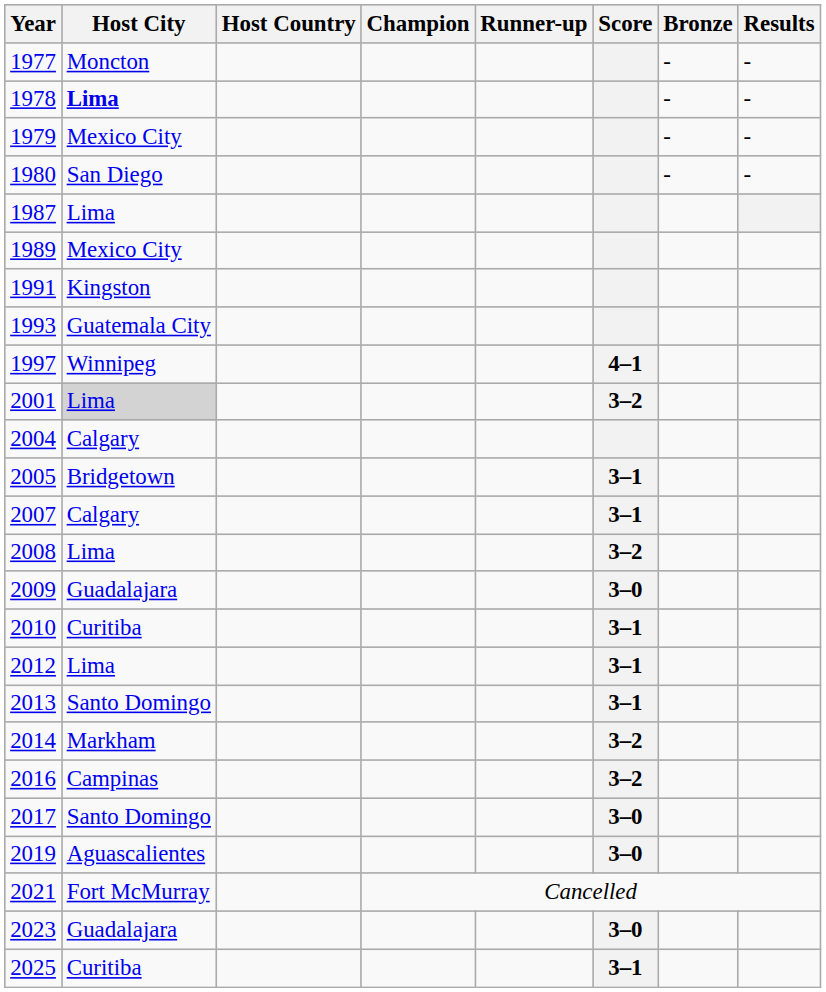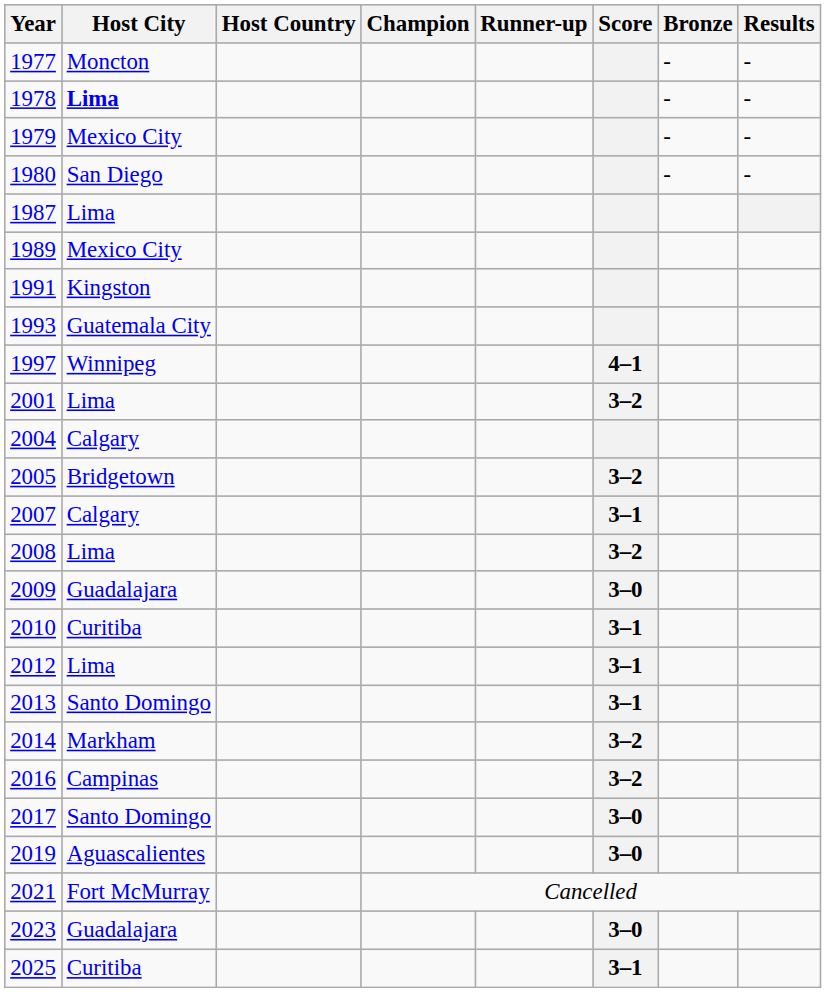(91, 401) lightgrey background -> (91, 401) no background
(625, 476) 3–1 -> (625, 476) 3–2
